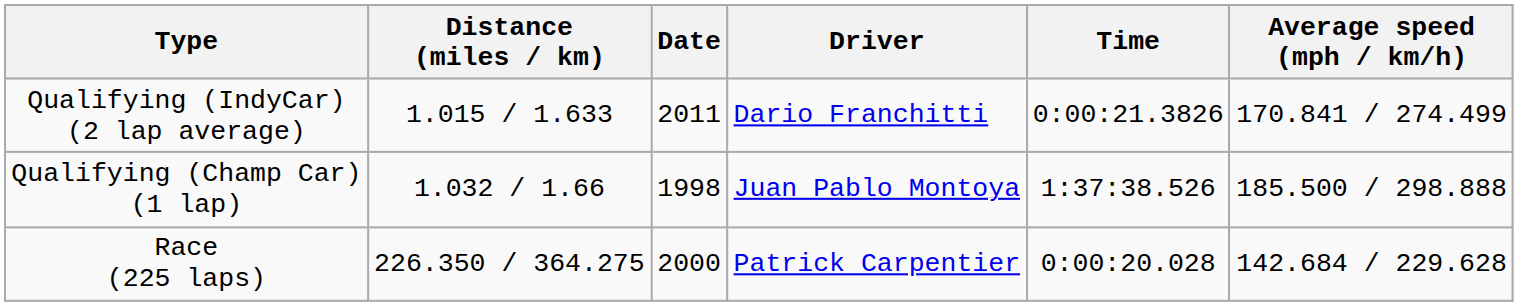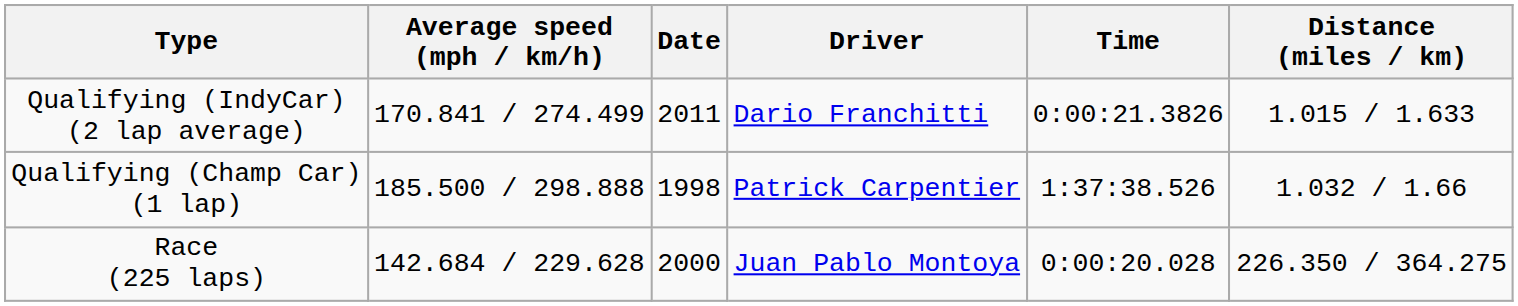columns swapped: (509, 42) <-> (1372, 42)
(877, 190) Juan Pablo Montoya -> (877, 190) Patrick Carpentier
(877, 263) Patrick Carpentier -> (877, 263) Juan Pablo Montoya
